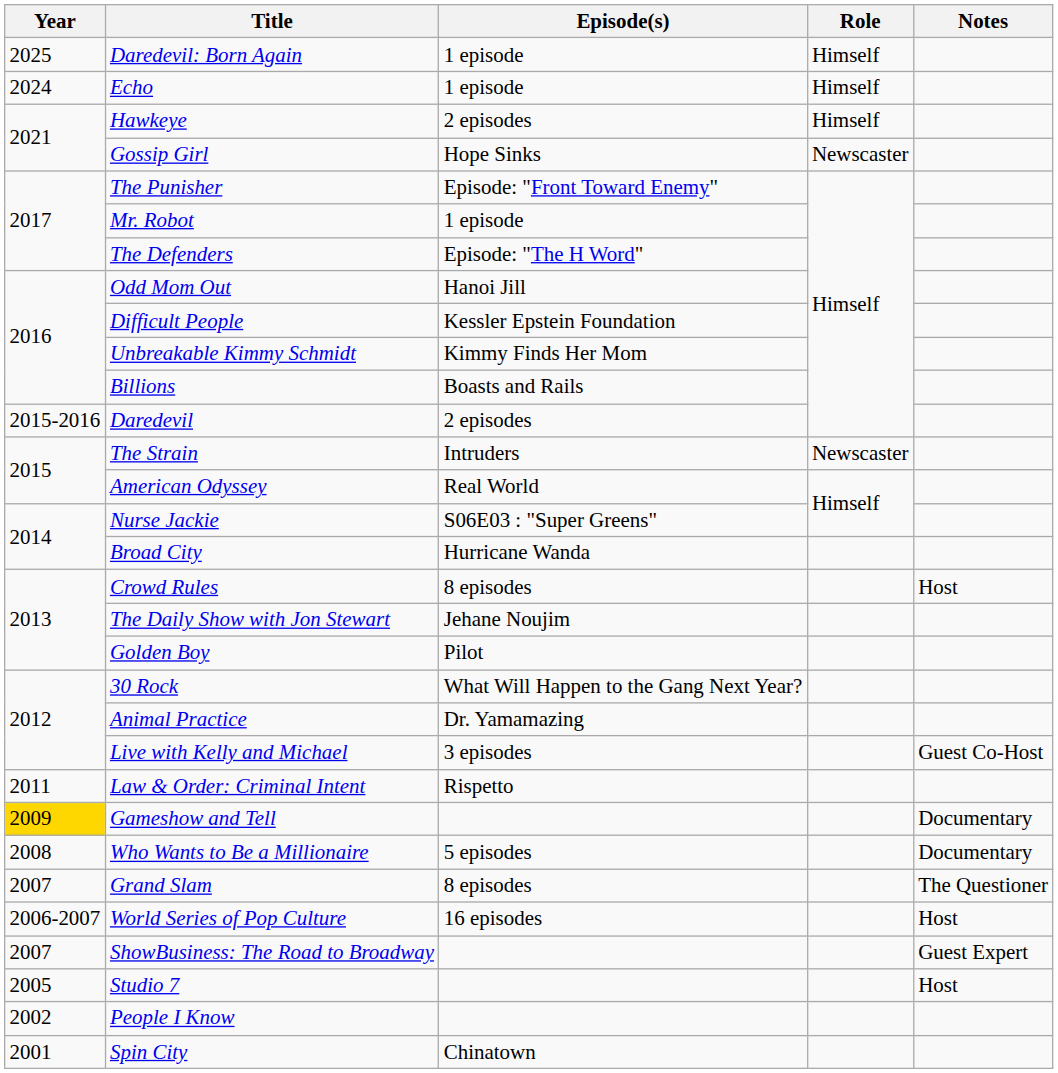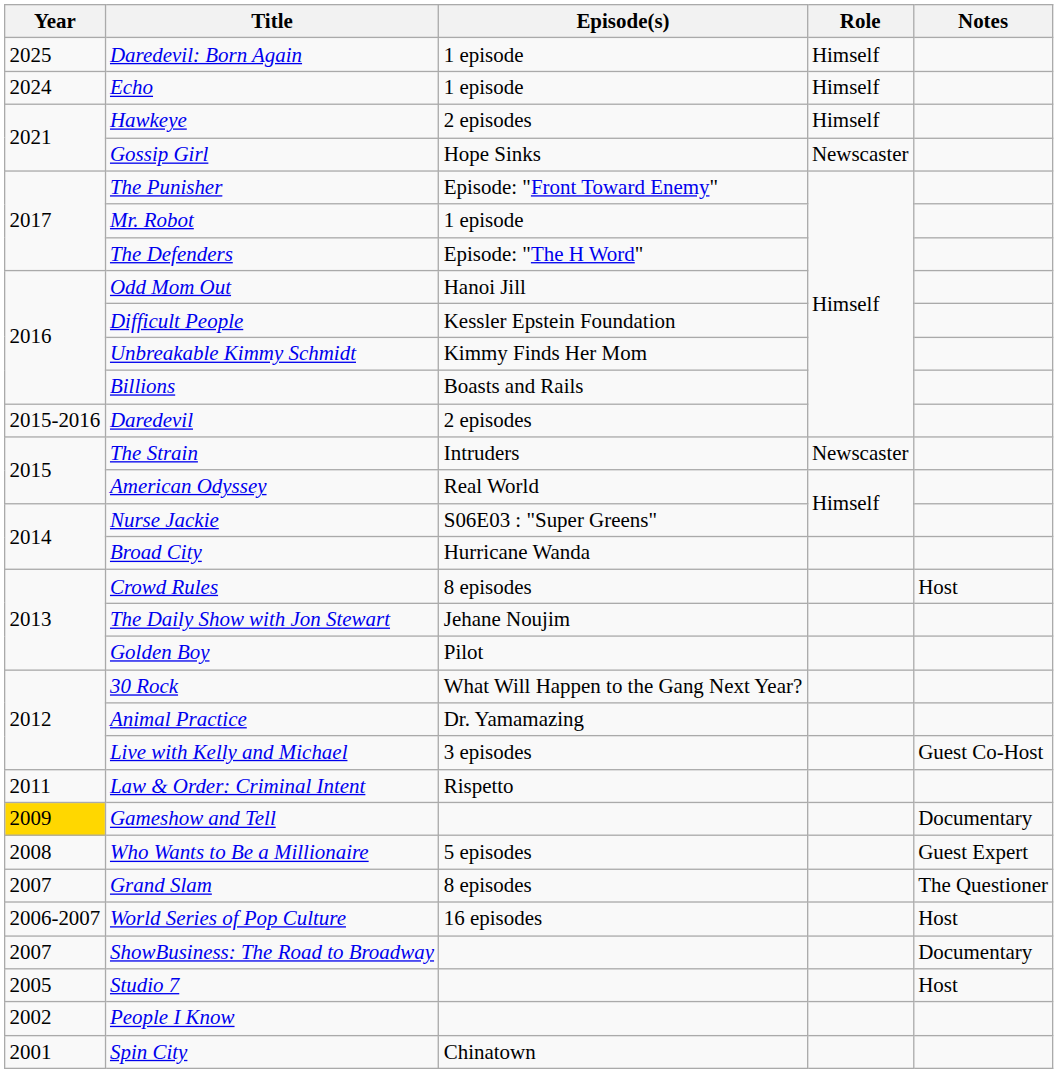(975, 852) Documentary -> (973, 852) Guest Expert
(973, 951) Guest Expert -> (975, 951) Documentary
